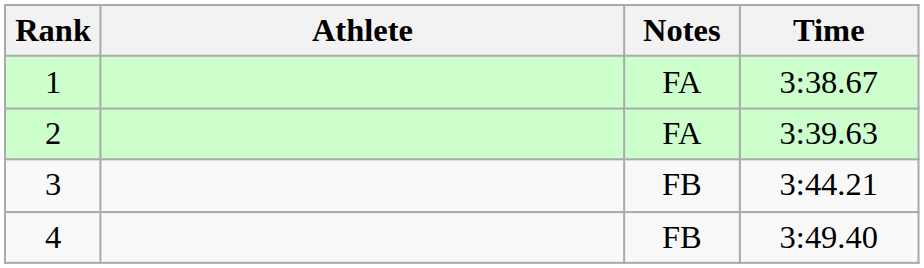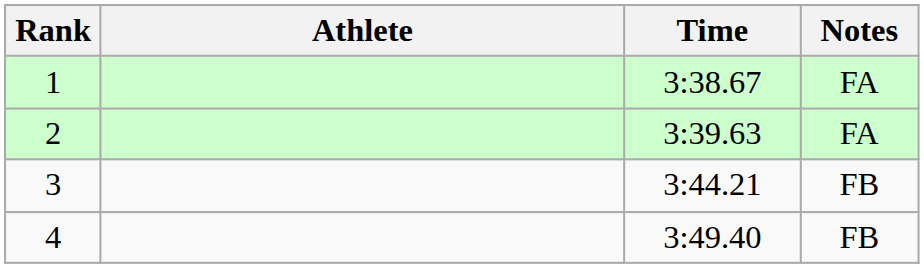columns swapped: (829, 30) <-> (682, 30)
